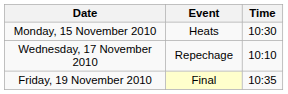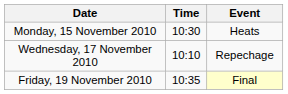columns swapped: (262, 13) <-> (204, 13)
